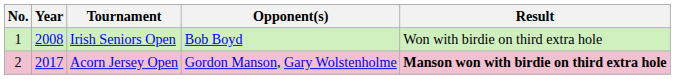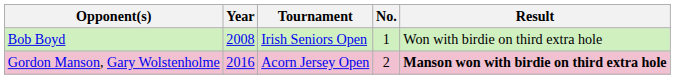columns swapped: (18, 16) <-> (291, 16)
(49, 62) 2017 -> (240, 62) 2016
